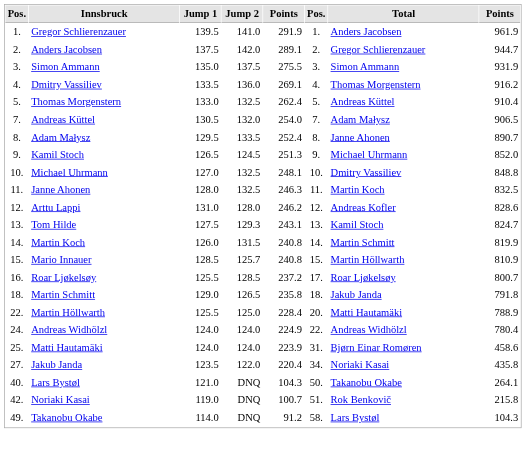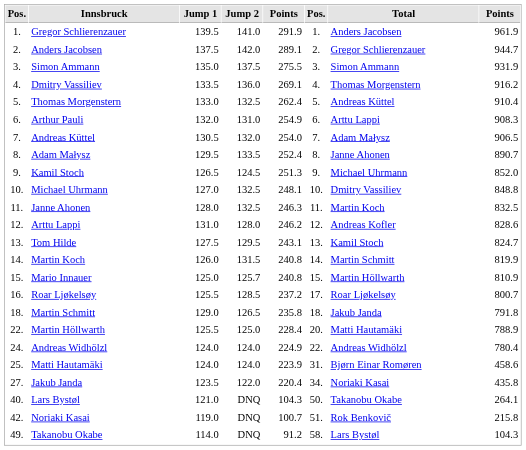+ row: (57, 119)
(249, 224) 129.3 -> (249, 242) 129.5
(207, 260) 128.5 -> (207, 277) 125.0
